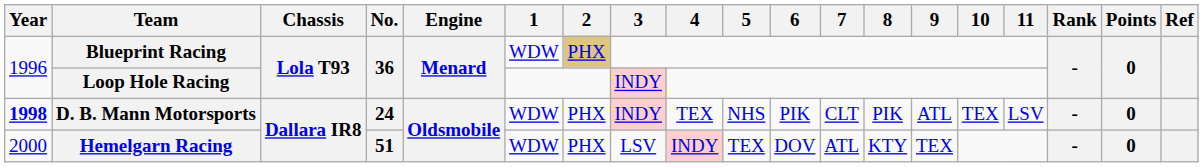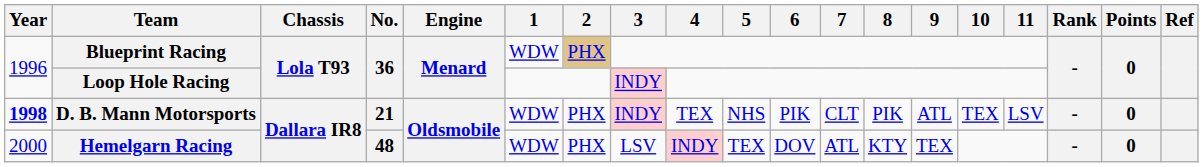(384, 114) 24 -> (384, 114) 21
(384, 145) 51 -> (384, 145) 48
